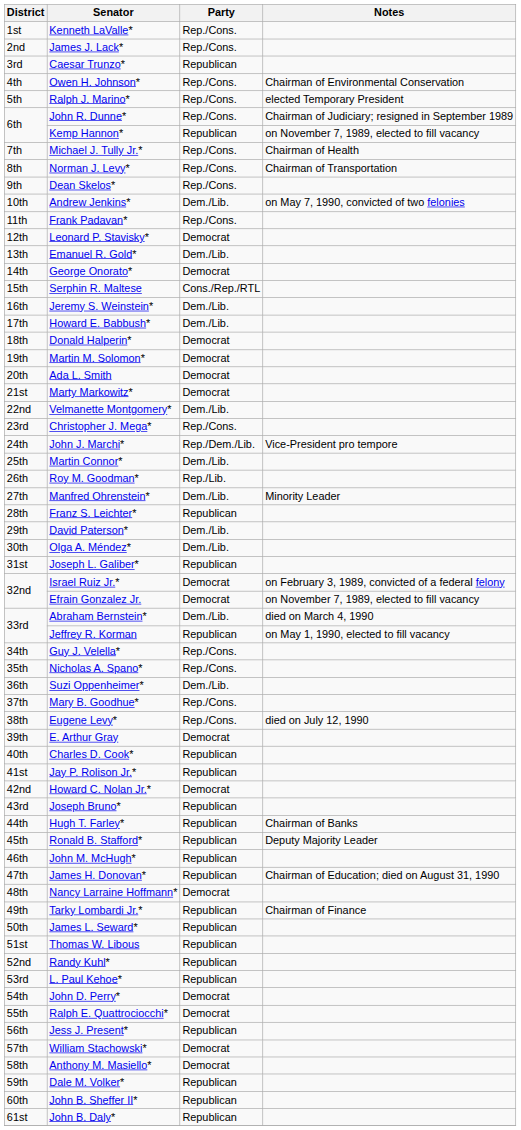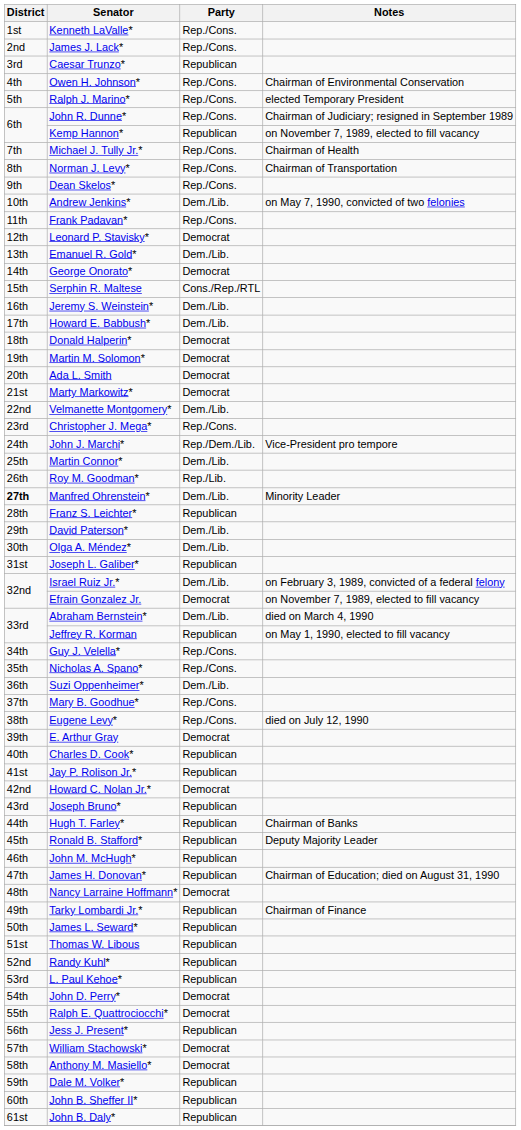(17, 496) normal -> (18, 496) bold
(206, 582) Democrat -> (206, 582) Dem./Lib.
